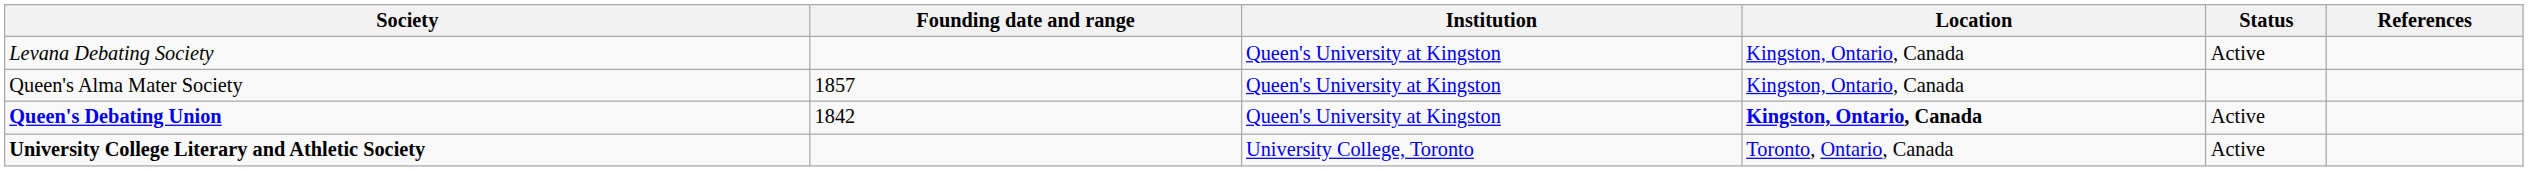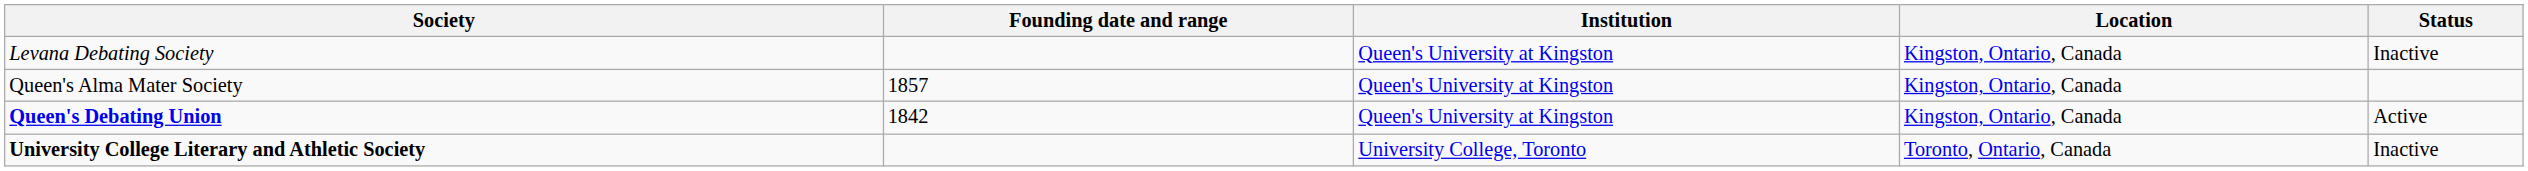- column: (2425, 20)
(2238, 52) Active -> (2406, 52) Inactive
(1864, 117) bold -> (2013, 117) normal
(2238, 149) Active -> (2406, 149) Inactive
